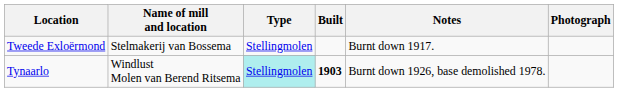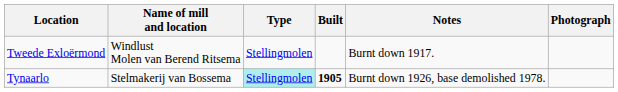(171, 45) Stelmakerij van Bossema -> (176, 52) Windlust Molen van Berend Ritsema
(176, 71) Windlust Molen van Berend Ritsema -> (171, 78) Stelmakerij van Bossema
(330, 71) 1903 -> (330, 78) 1905
